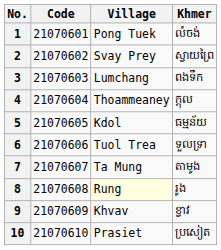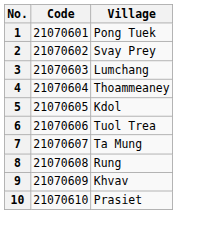- column: (194, 14)
(108, 189) lightyellow background -> (108, 163) no background
